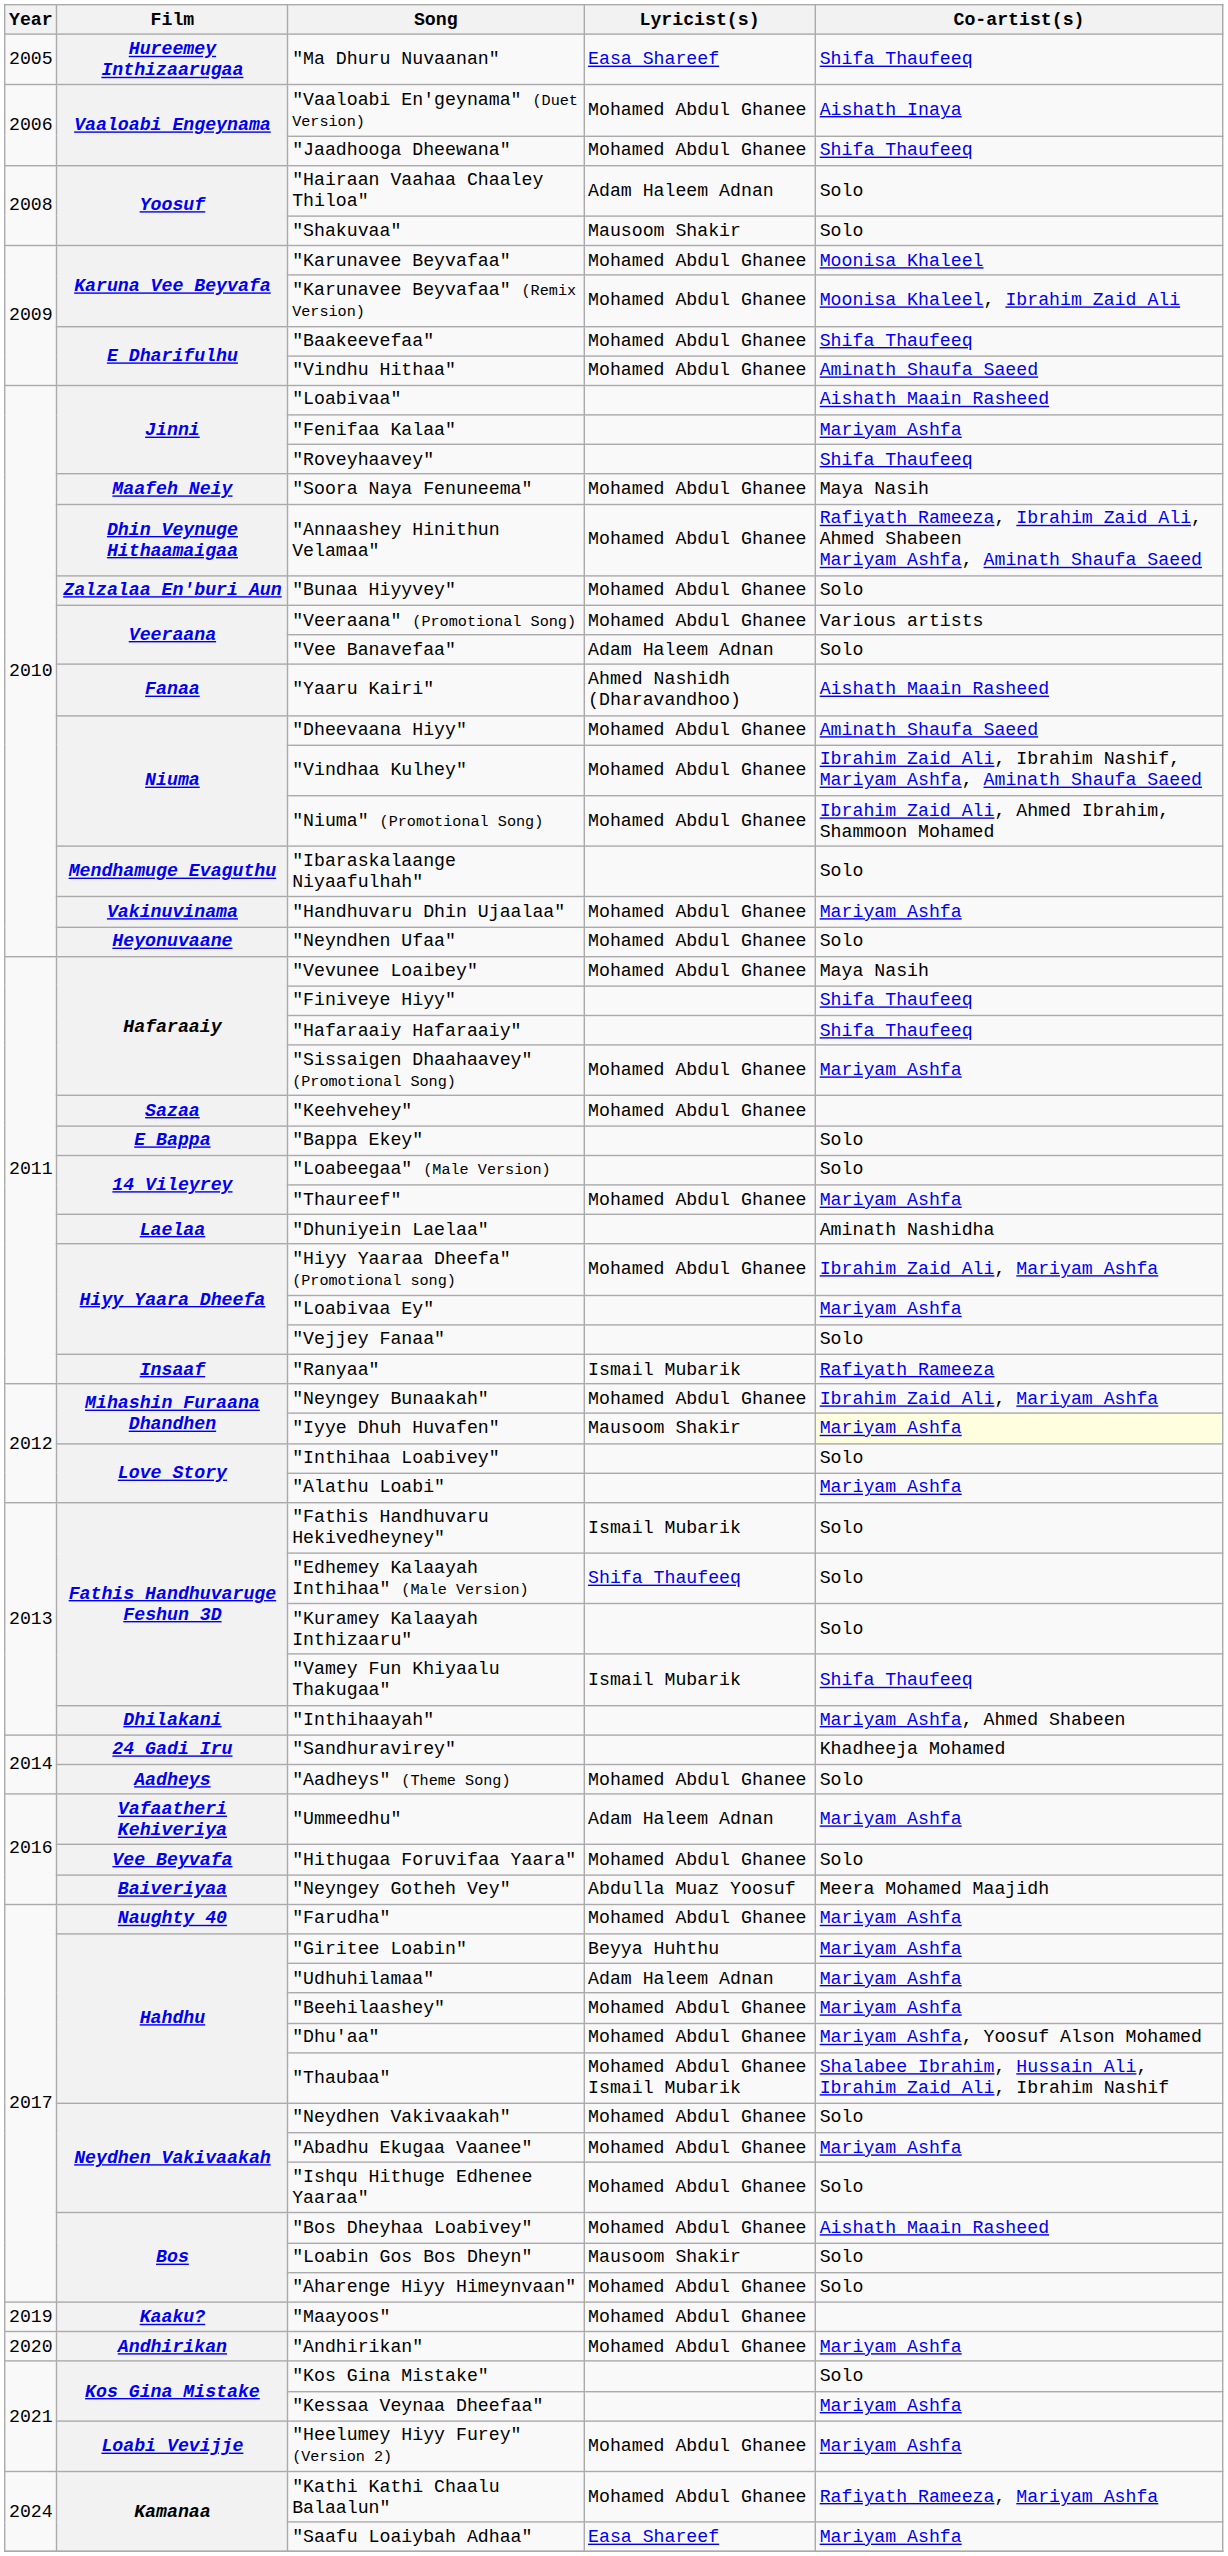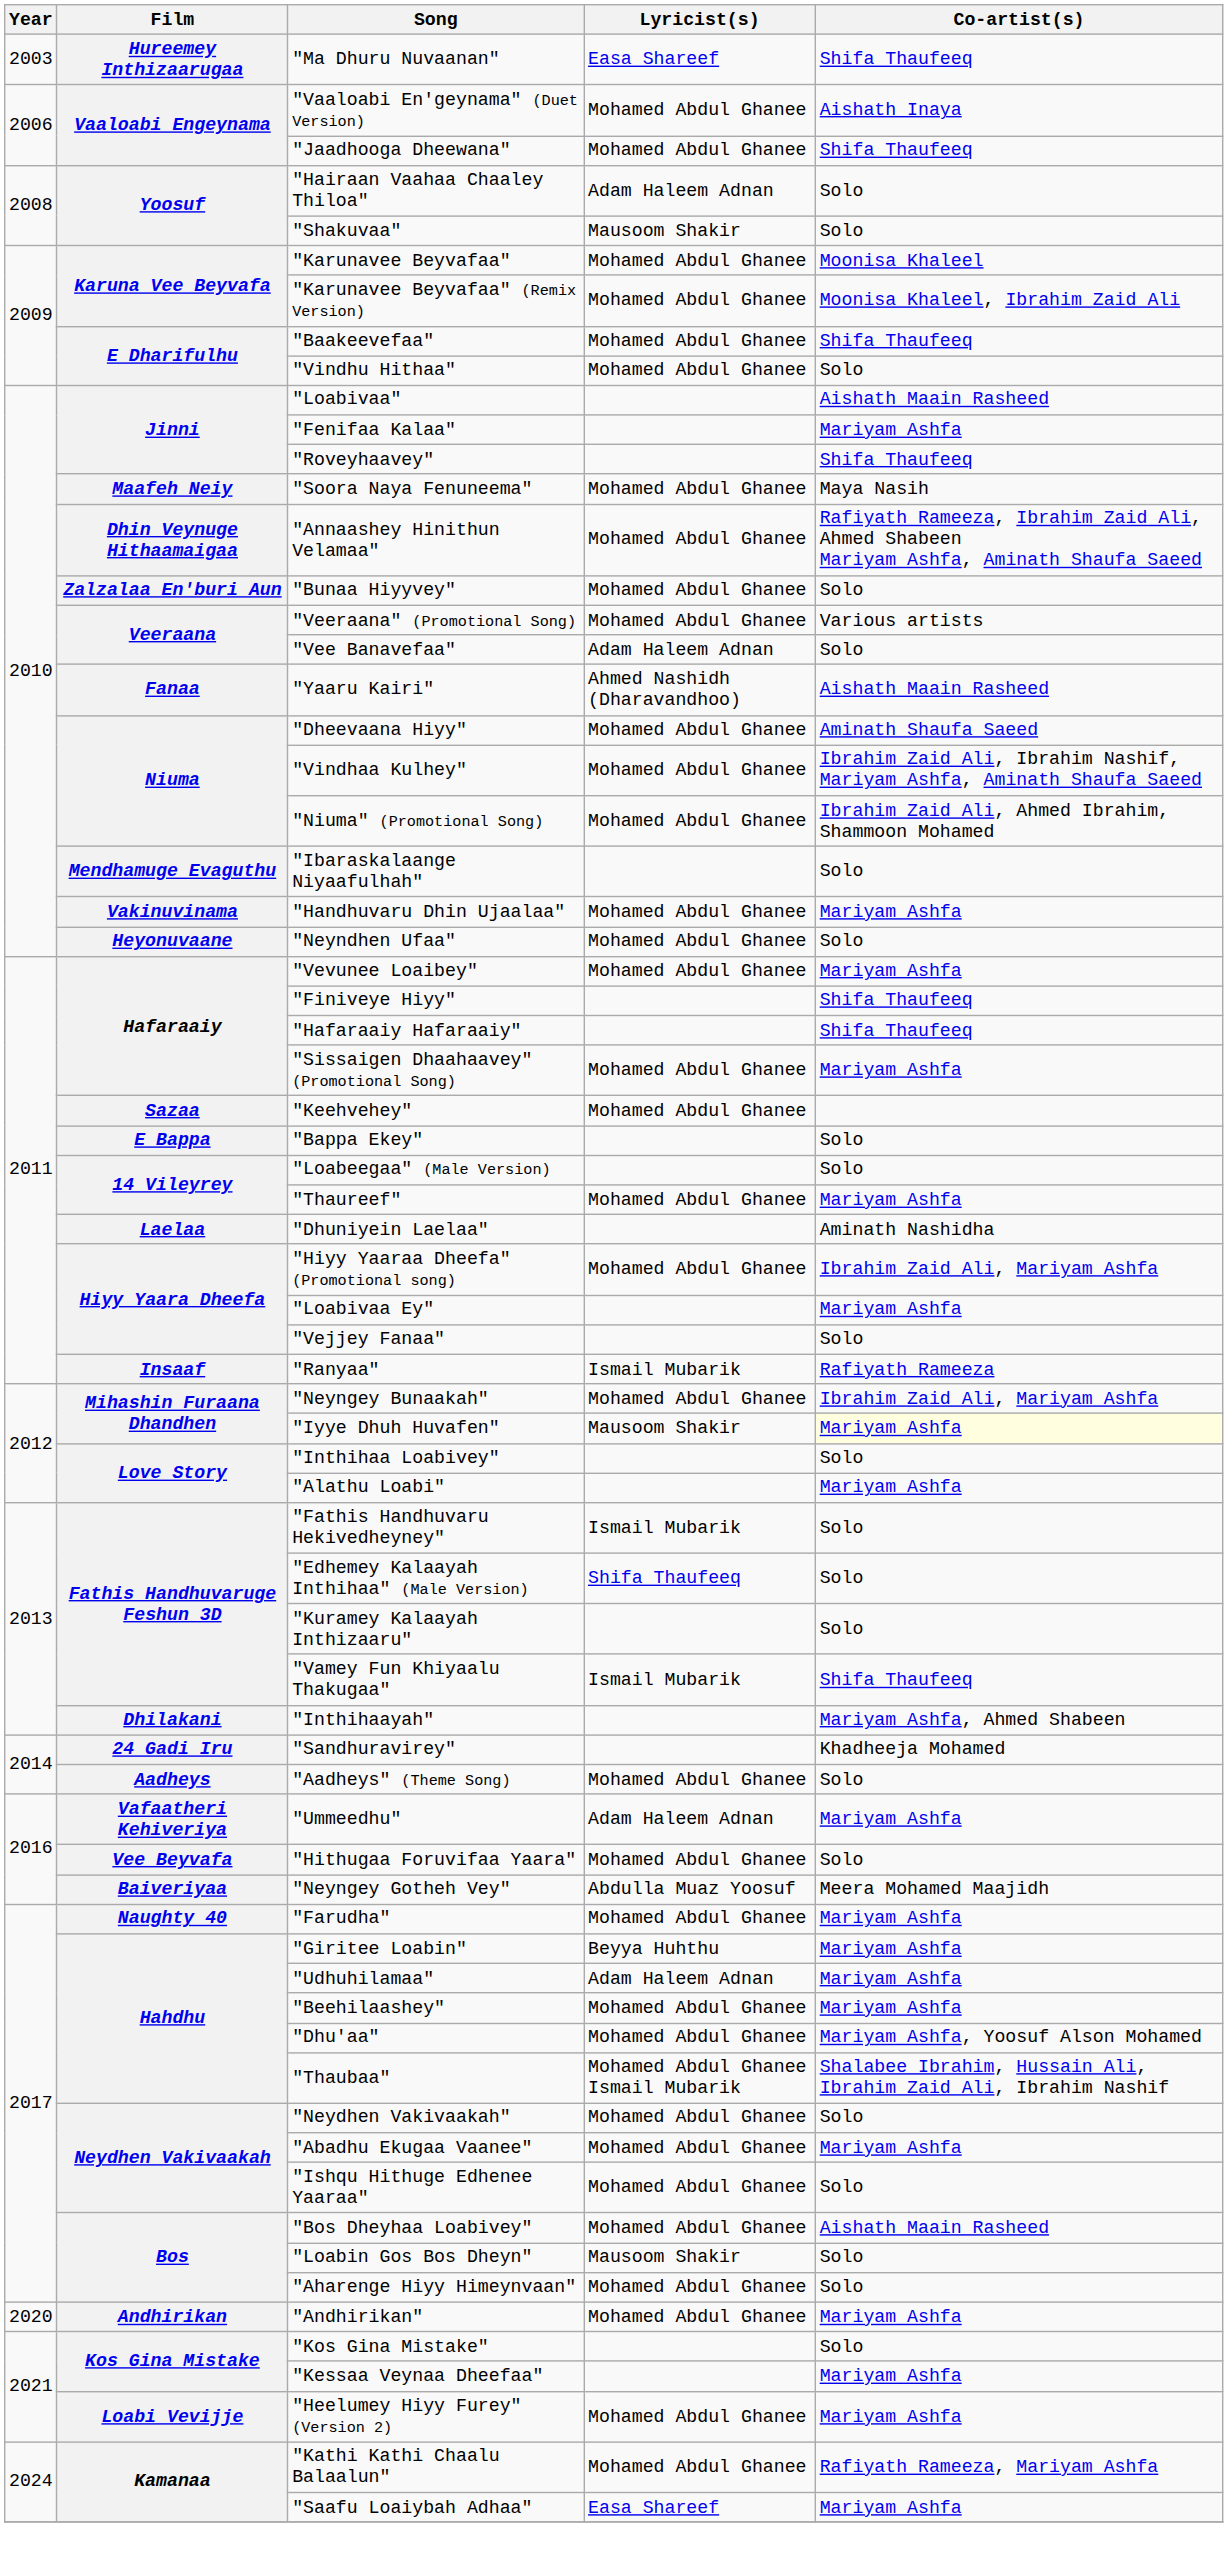(31, 60) 2005 -> (31, 60) 2003
(929, 370) Aminath Shaufa Saeed -> (842, 370) Solo
(874, 971) Maya Nasih -> (891, 971) Mariyam Ashfa
- row: (341, 2317)
